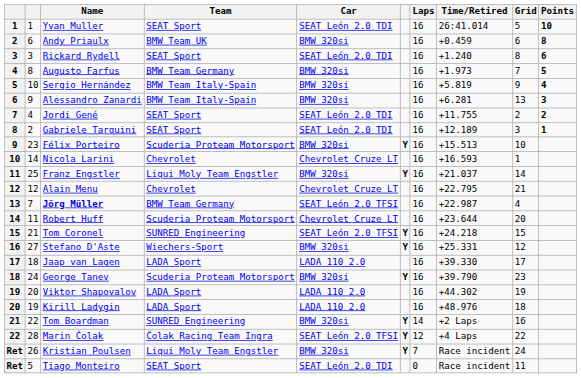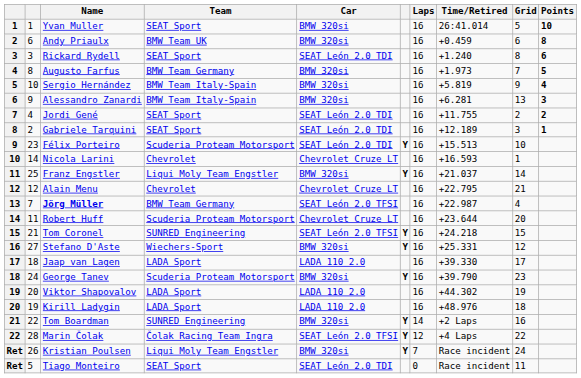(346, 27) SEAT León 2.0 TDI -> (324, 27) BMW 320si
(324, 145) BMW 320si -> (346, 145) SEAT León 2.0 TDI
